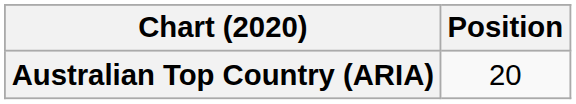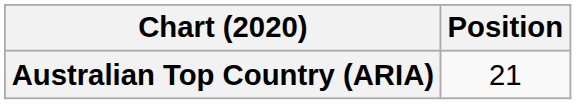(505, 74) 20 -> (505, 74) 21
